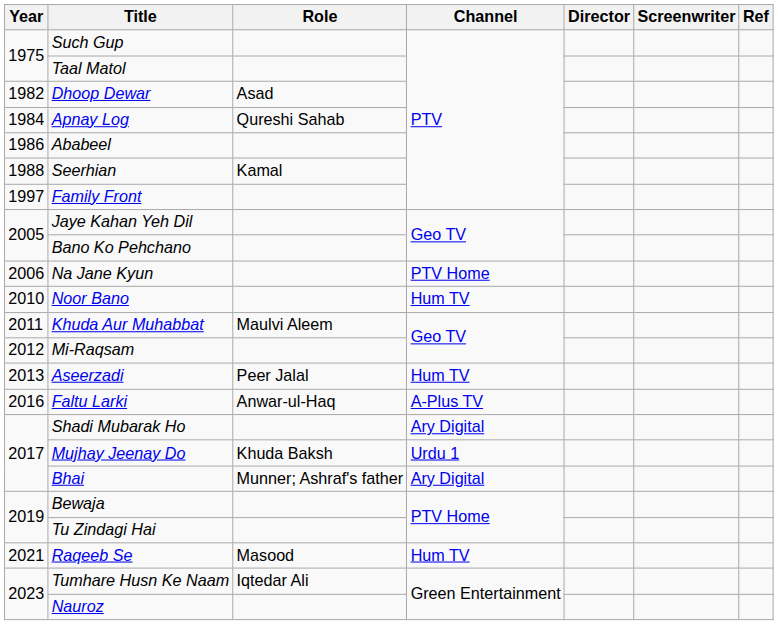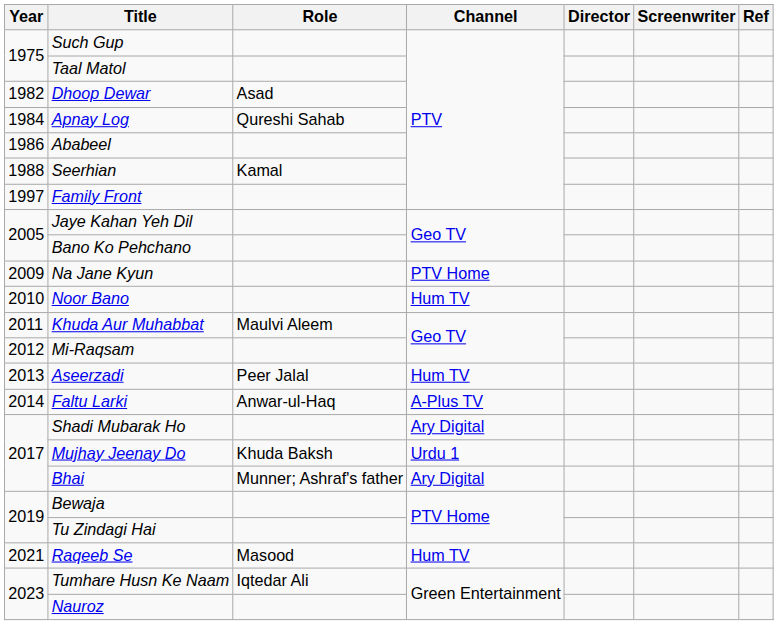(26, 273) 2006 -> (26, 273) 2009
(26, 401) 2016 -> (26, 401) 2014
